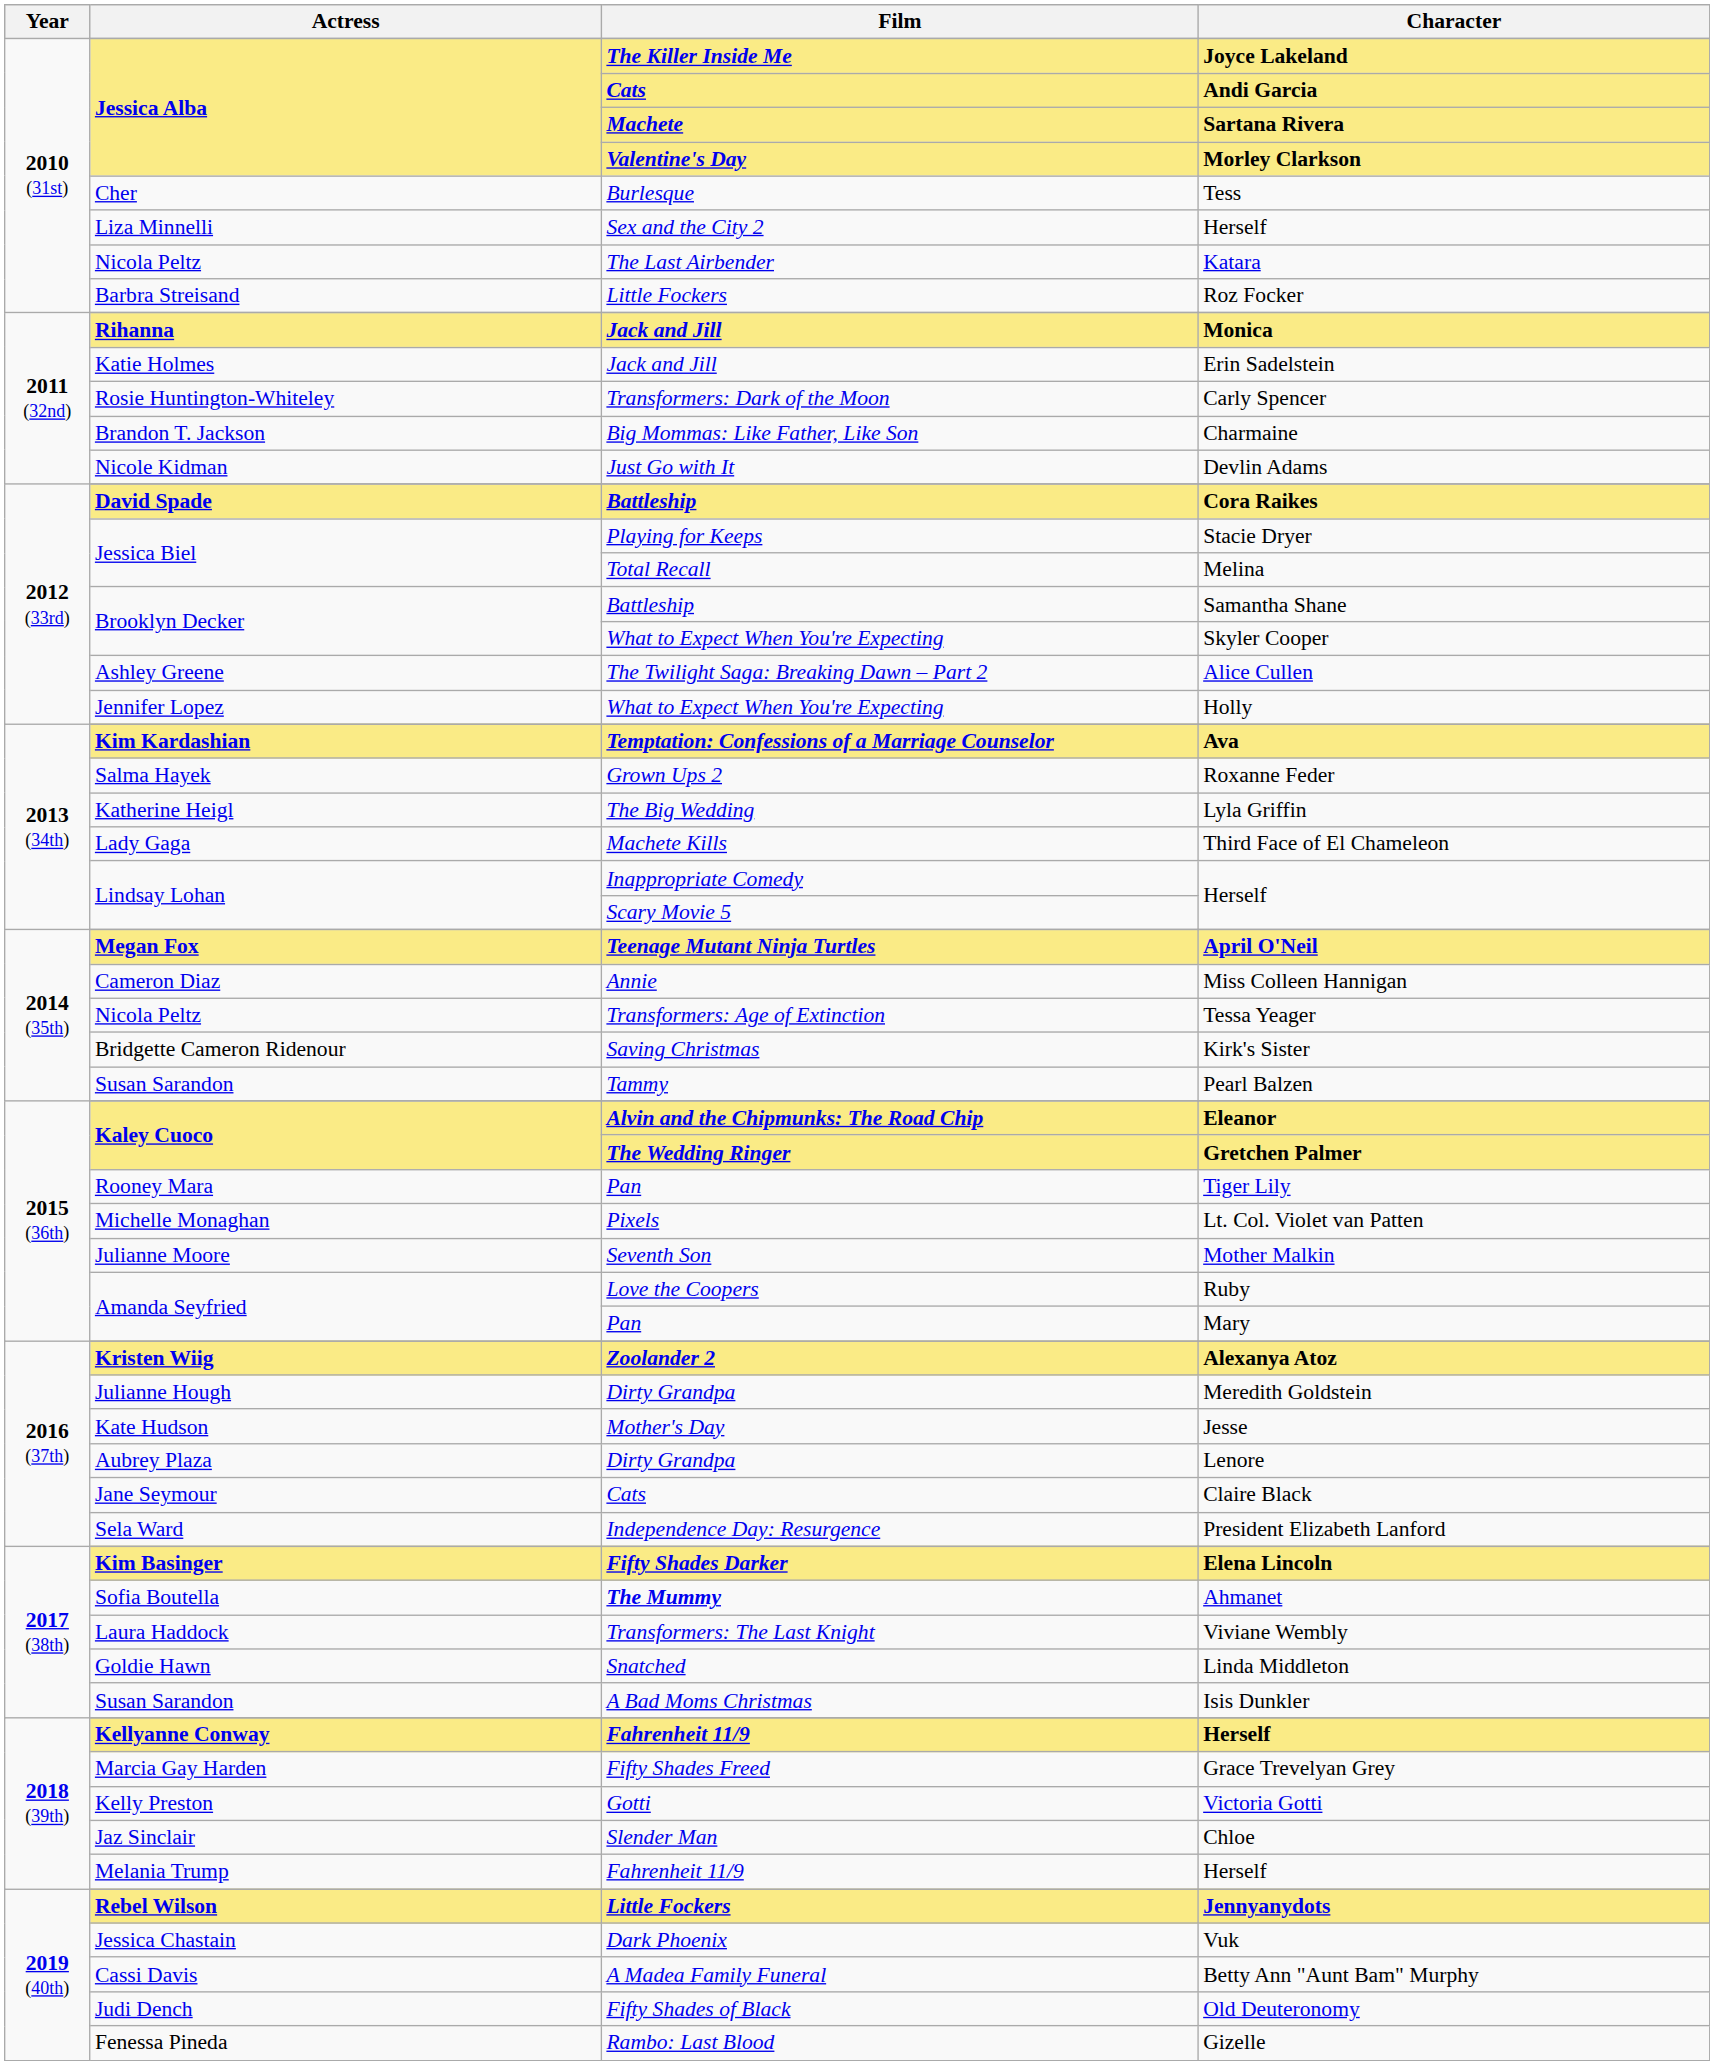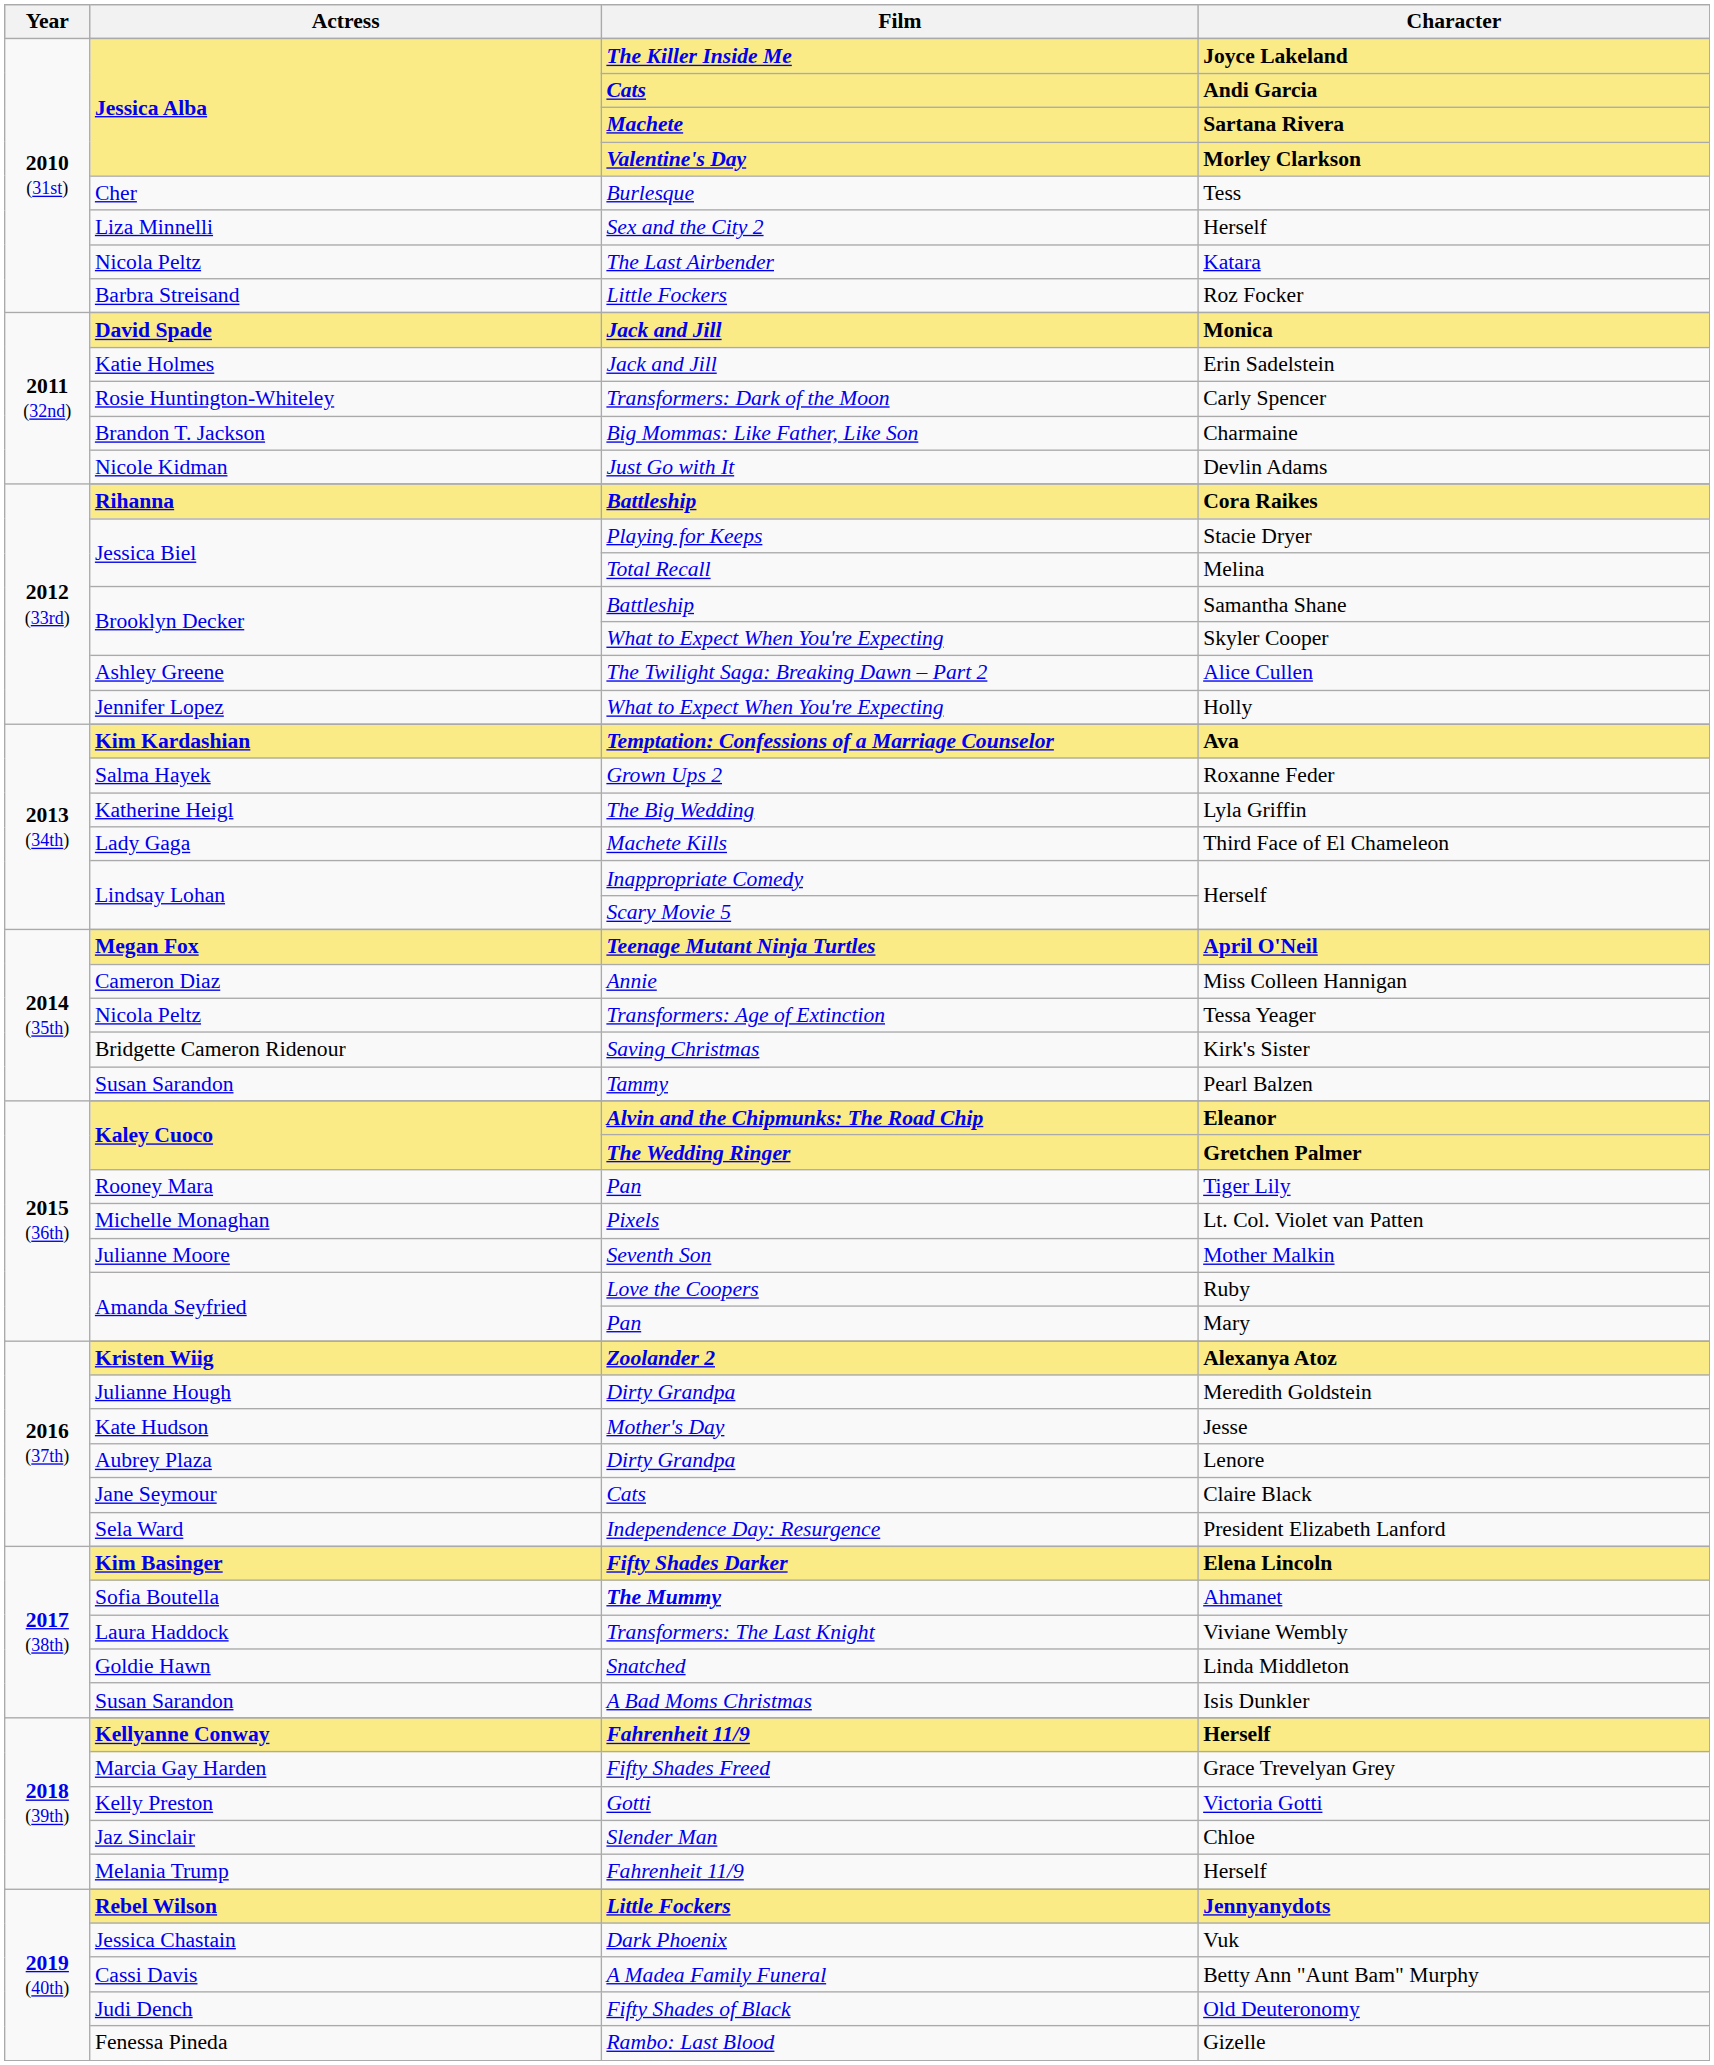(135, 329) Rihanna -> (153, 329) David Spade
(153, 501) David Spade -> (135, 501) Rihanna
